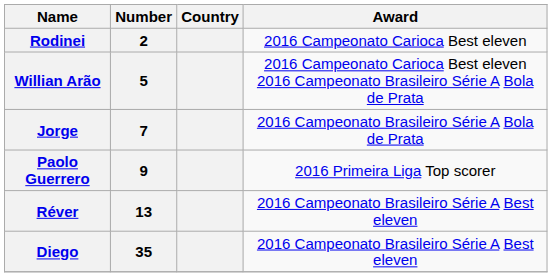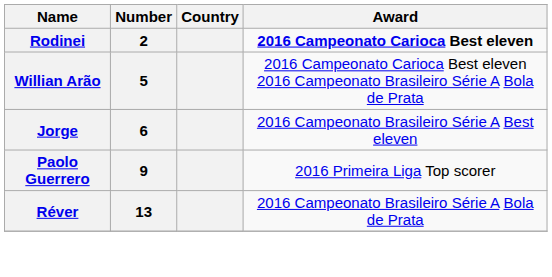(395, 40) normal -> (395, 40) bold
(144, 130) 7 -> (144, 130) 6
(395, 130) 2016 Campeonato Brasileiro Série A Bola de Prata -> (395, 130) 2016 Campeonato Brasileiro Série A Best eleven
(395, 211) 2016 Campeonato Brasileiro Série A Best eleven -> (395, 211) 2016 Campeonato Brasileiro Série A Bola de Prata
- row: (57, 252)
